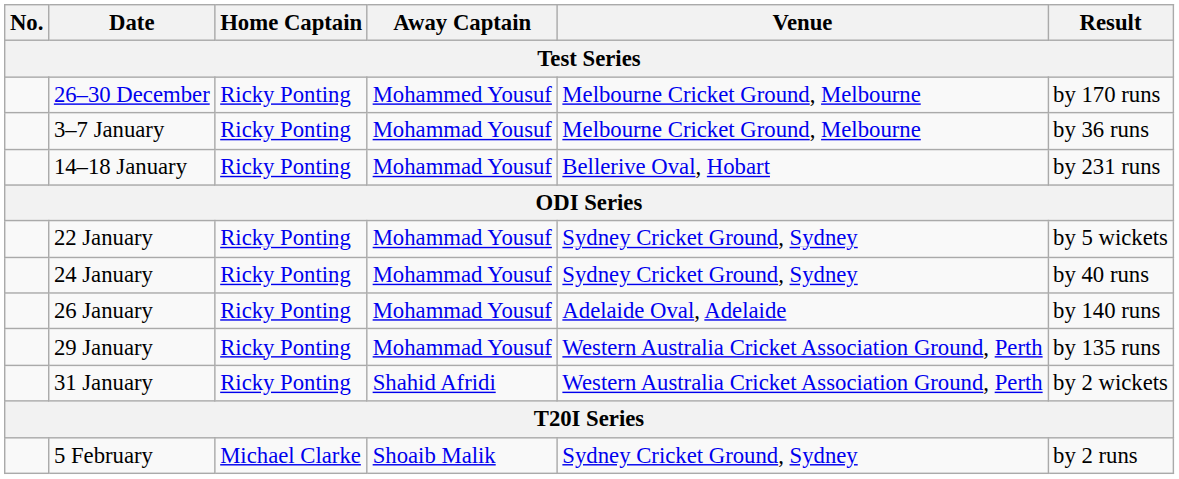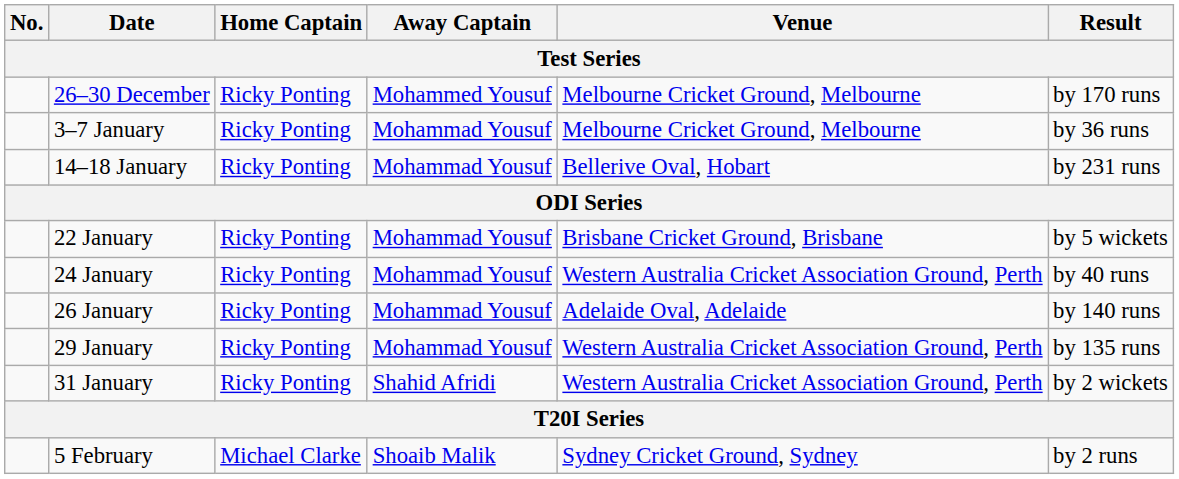(710, 238) Sydney Cricket Ground, Sydney -> (723, 238) Brisbane Cricket Ground, Brisbane
(710, 274) Sydney Cricket Ground, Sydney -> (803, 274) Western Australia Cricket Association Ground, Perth
